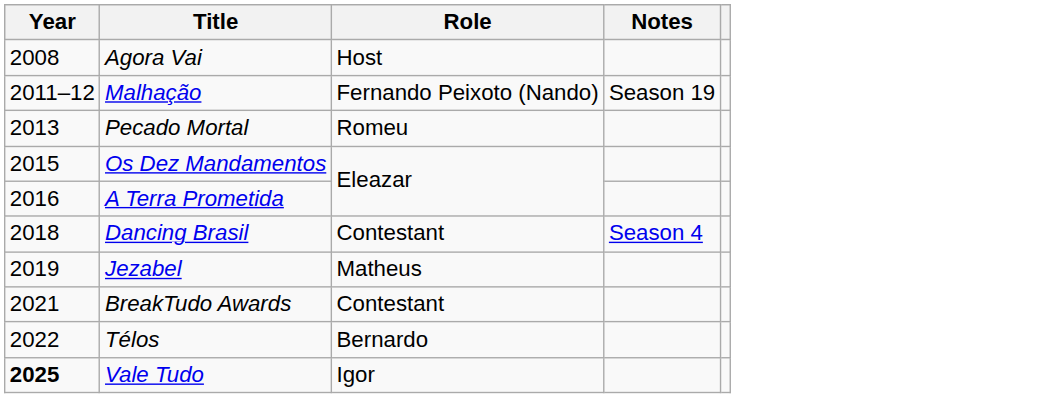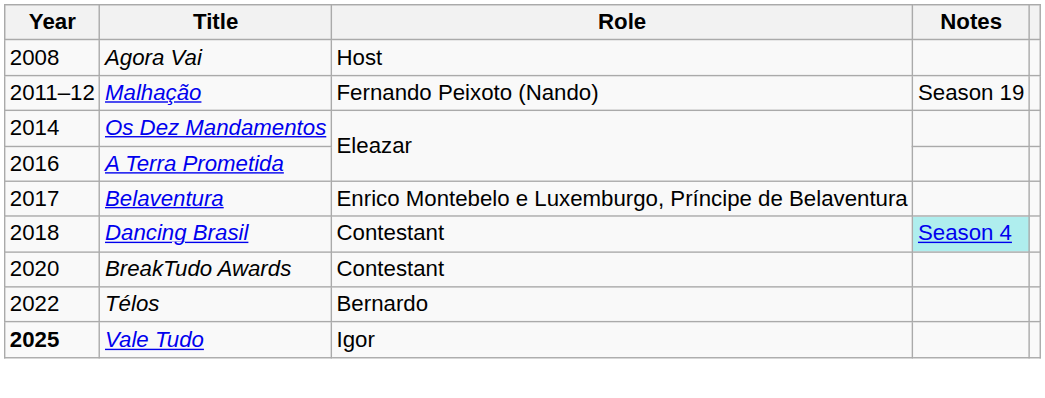- row: (177, 127)
(35, 163) 2015 -> (35, 127) 2014
+ row: (164, 198)
(656, 233) no background -> (965, 233) paleturquoise background
- row: (143, 269)
(35, 304) 2021 -> (35, 269) 2020
